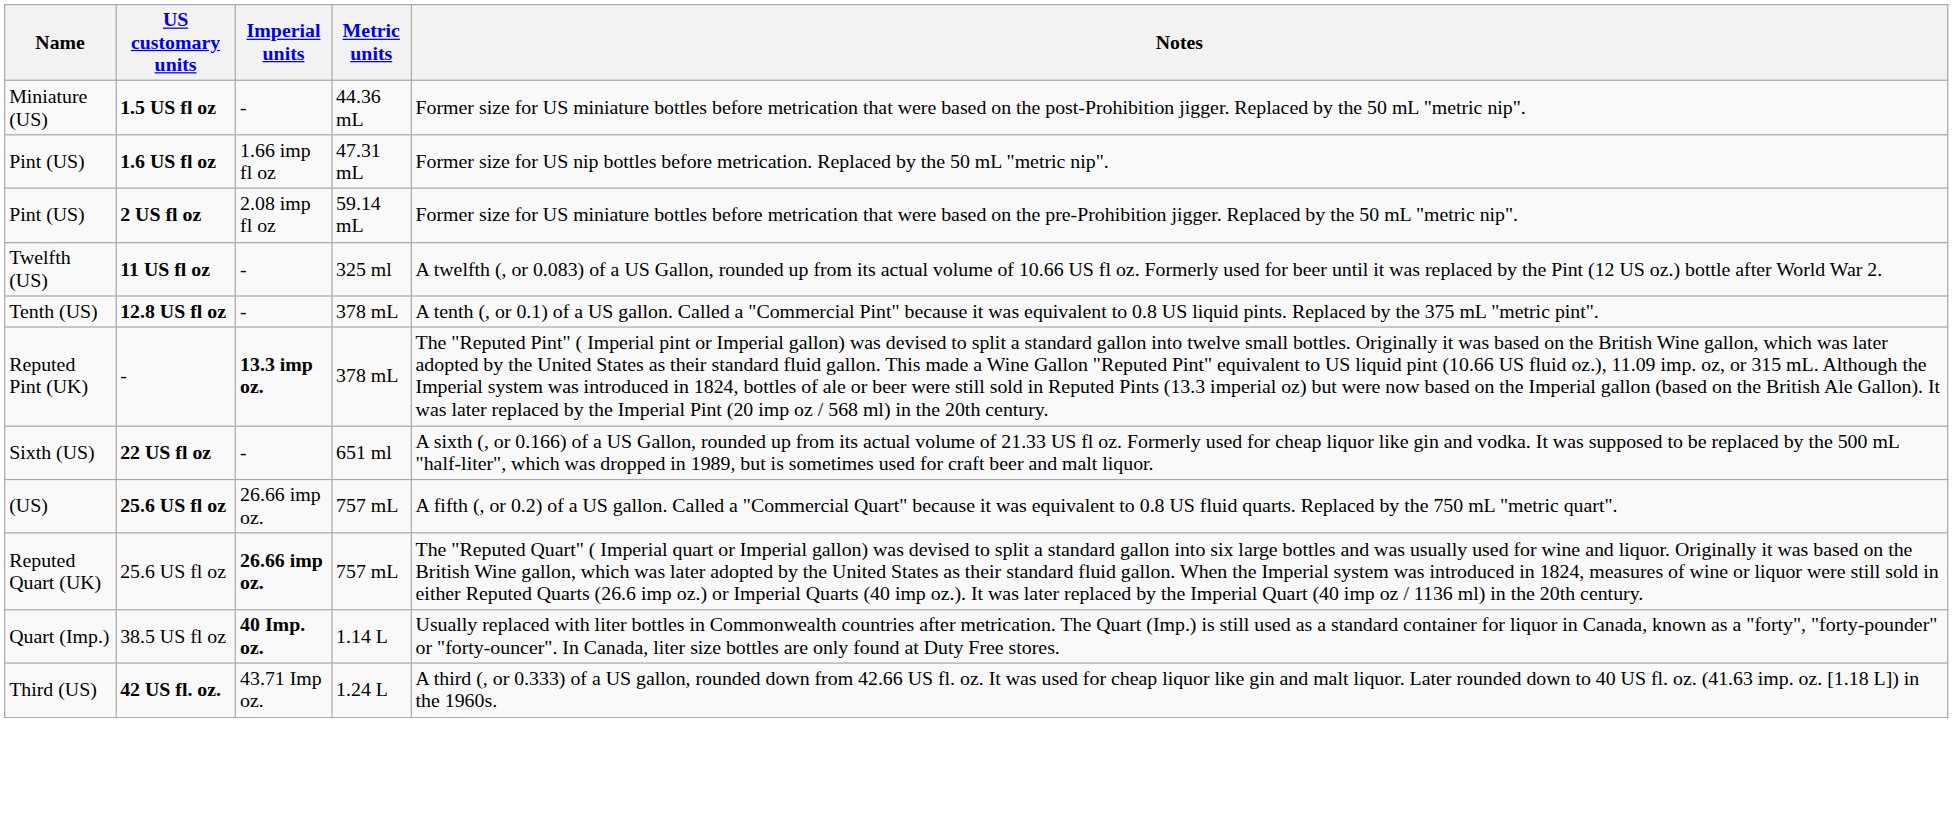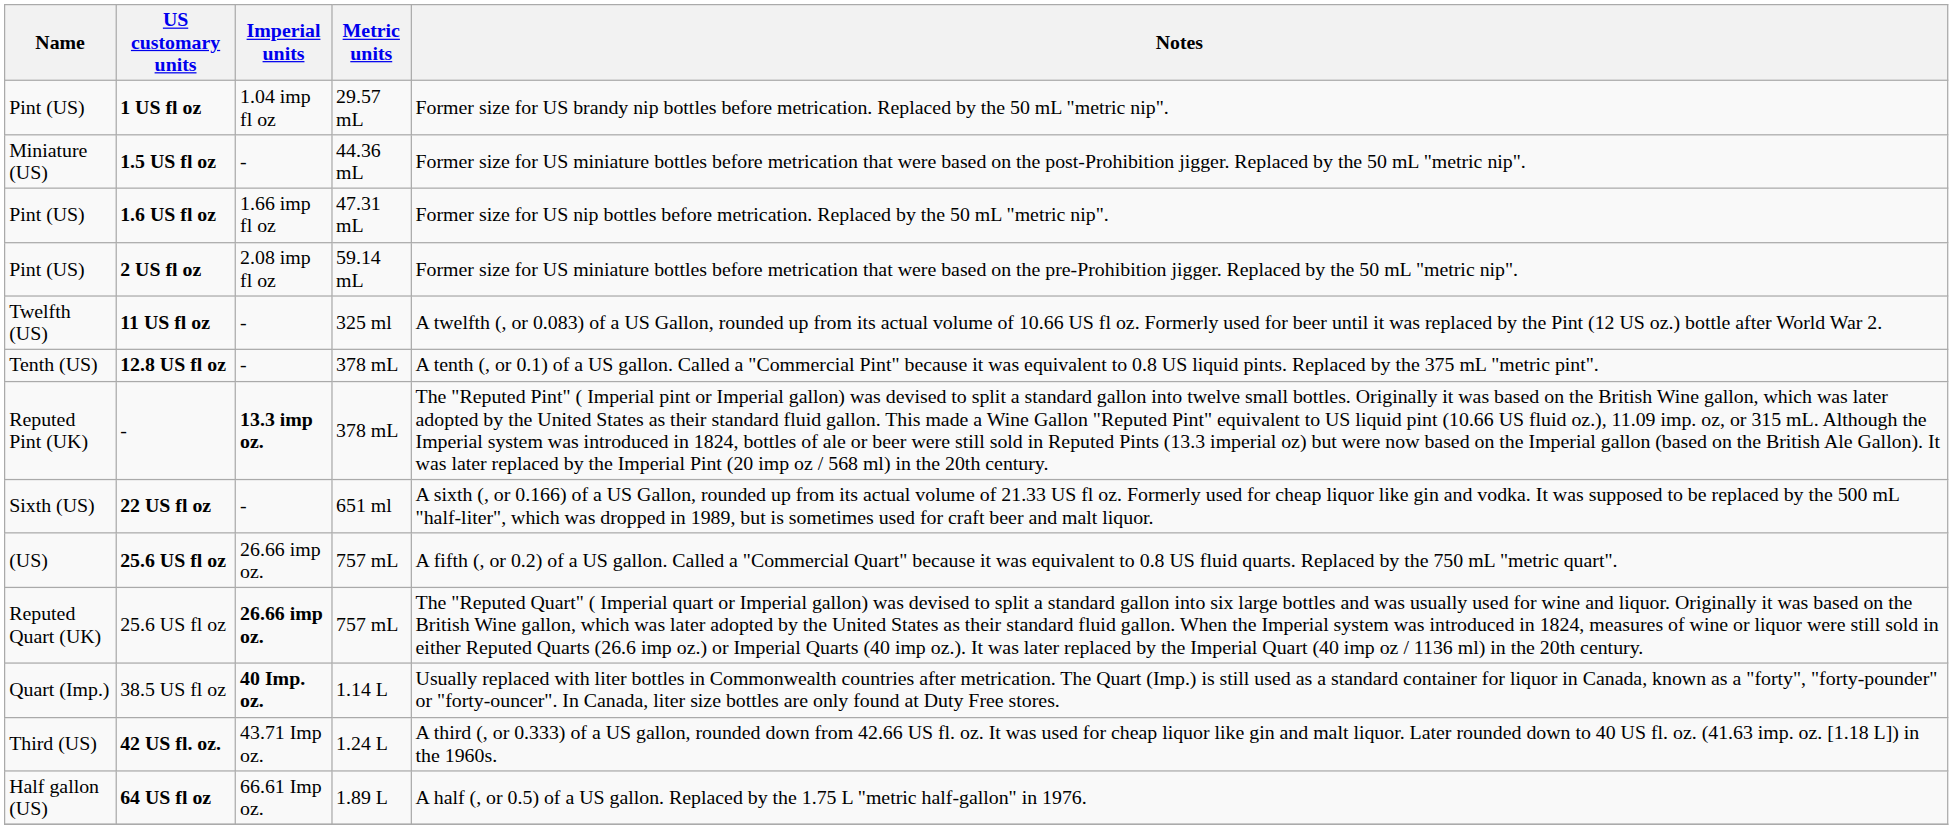+ row: (47, 107)
+ row: (54, 797)
